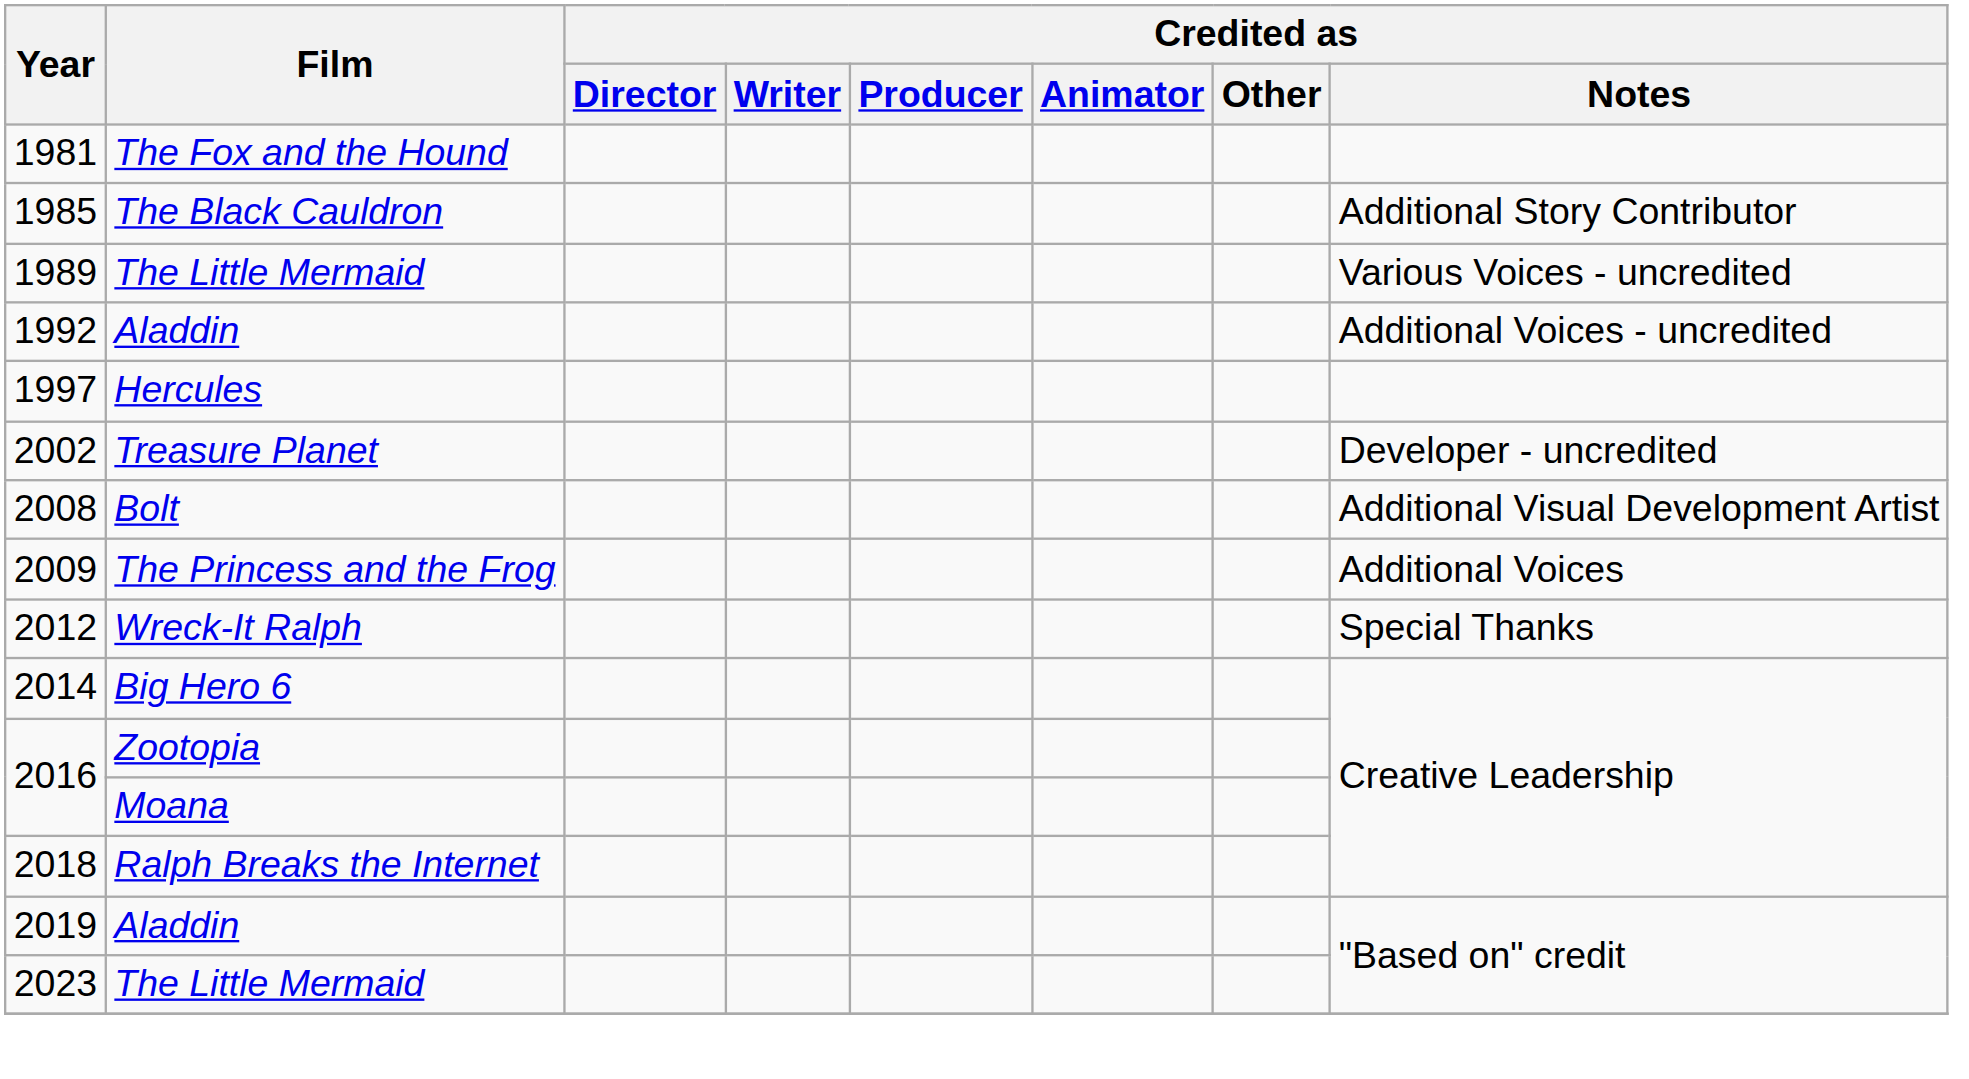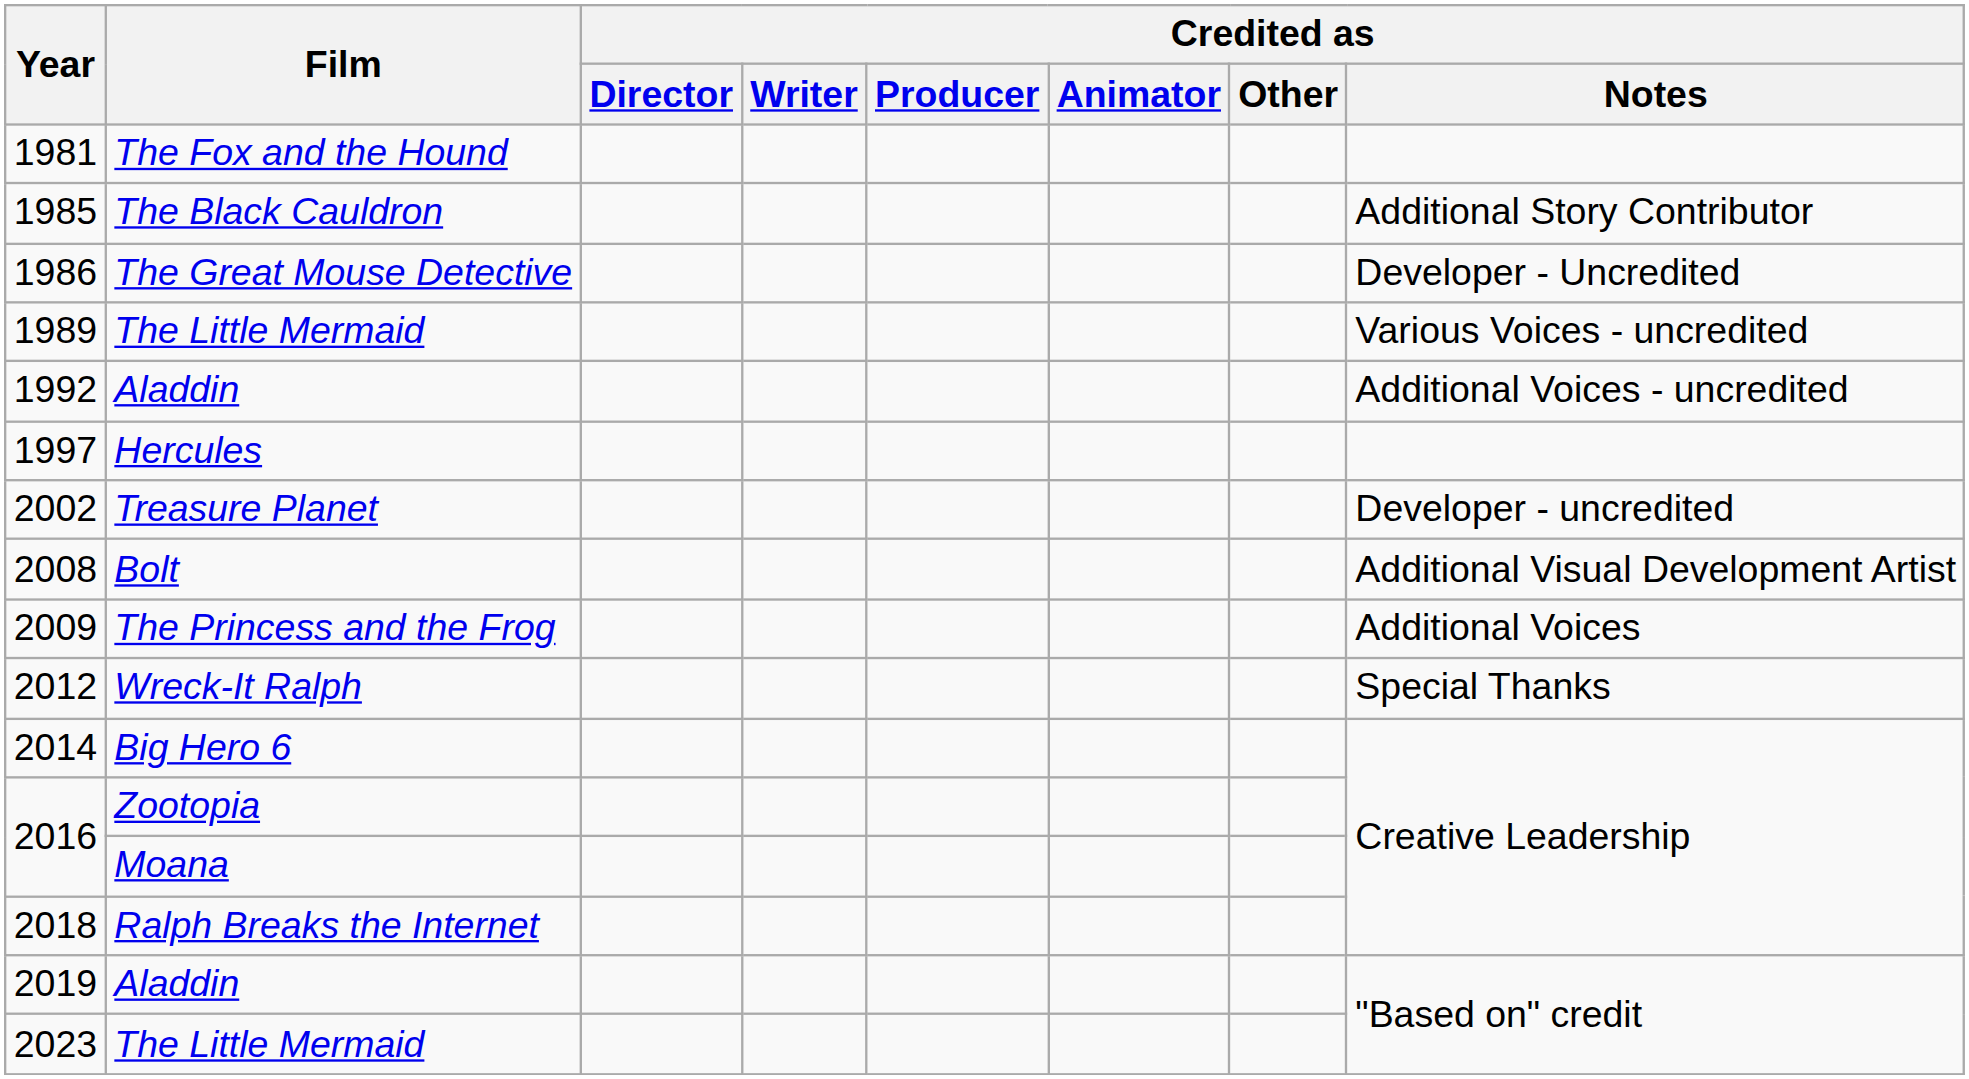+ row: (55, 271)
